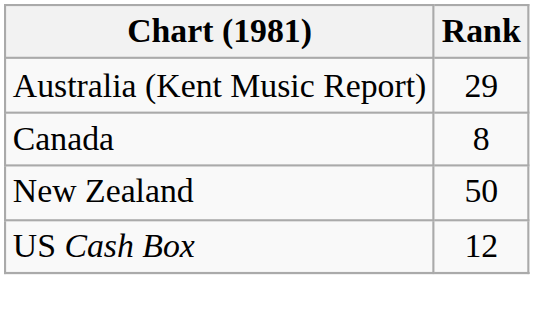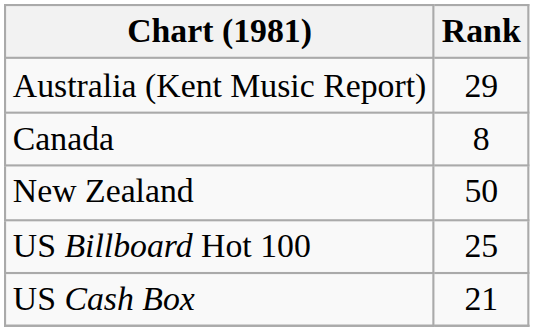+ row: (162, 245)
(481, 245) 12 -> (481, 298) 21
